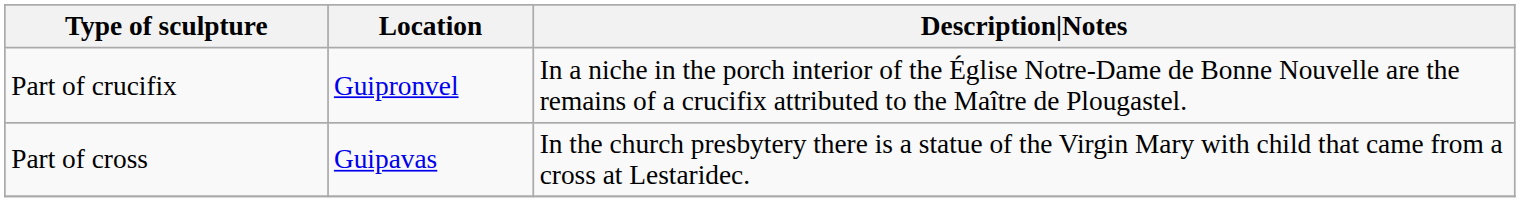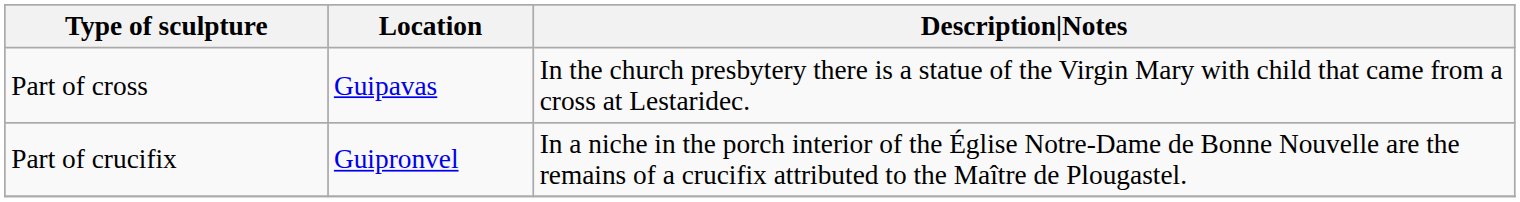rows swapped: (94, 84) <-> (80, 159)
